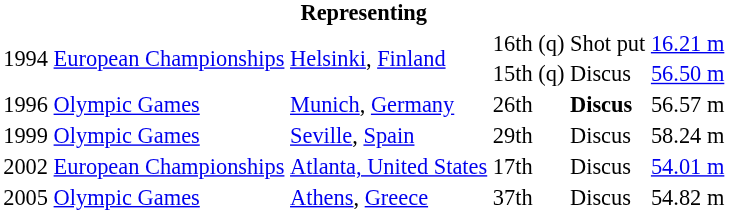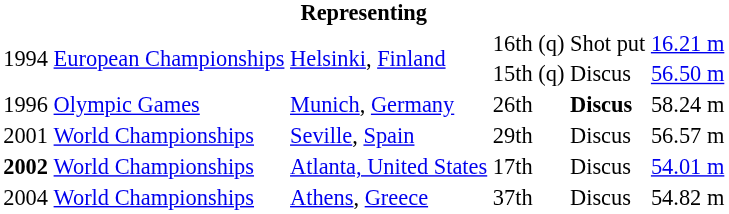(688, 104) 56.57 m -> (688, 104) 58.24 m
(26, 135) 1999 -> (26, 135) 2001
(127, 135) Olympic Games -> (154, 135) World Championships
(688, 135) 58.24 m -> (688, 135) 56.57 m
(26, 166) normal -> (26, 166) bold
(169, 166) European Championships -> (154, 166) World Championships
(26, 197) 2005 -> (26, 197) 2004
(127, 197) Olympic Games -> (154, 197) World Championships
